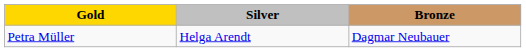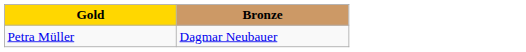- column: (263, 15)
